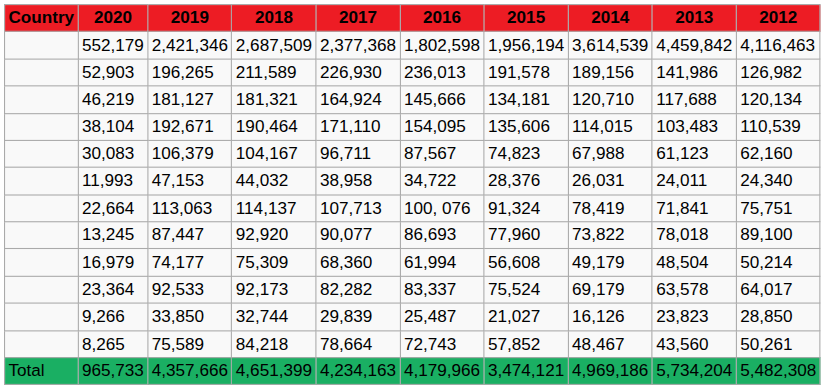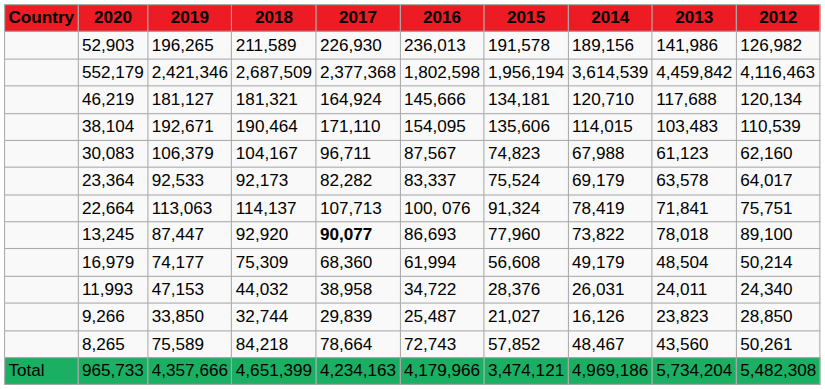rows swapped: (113, 45) <-> (108, 72)
rows swapped: (108, 289) <-> (108, 180)
(346, 235) normal -> (346, 235) bold
